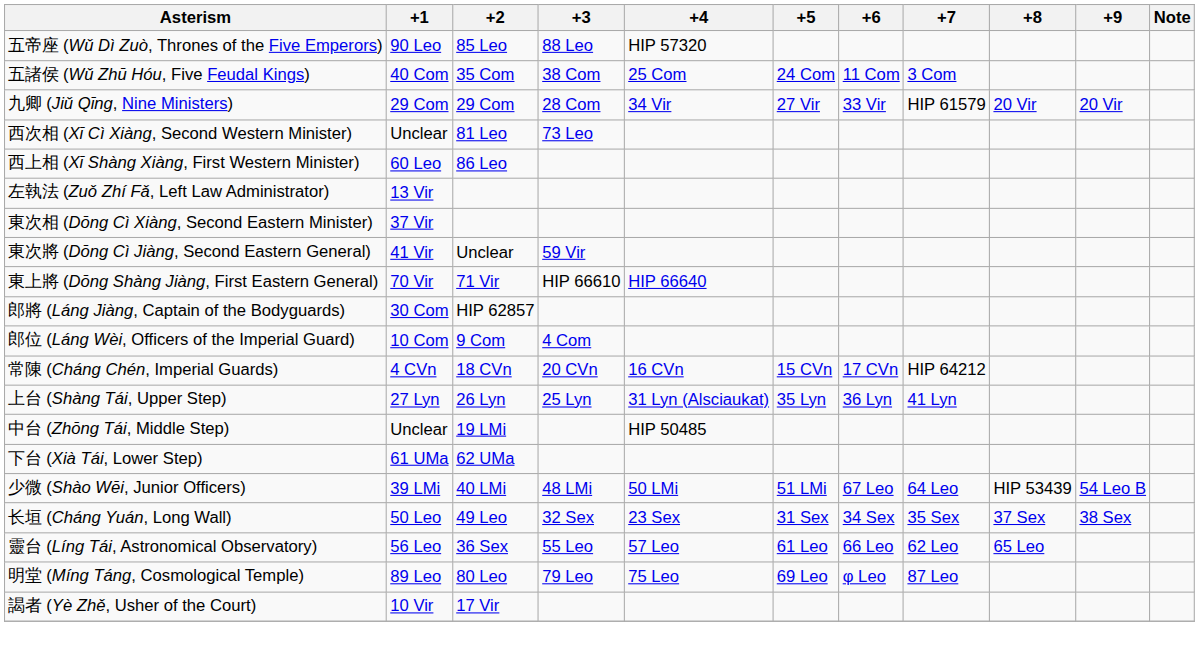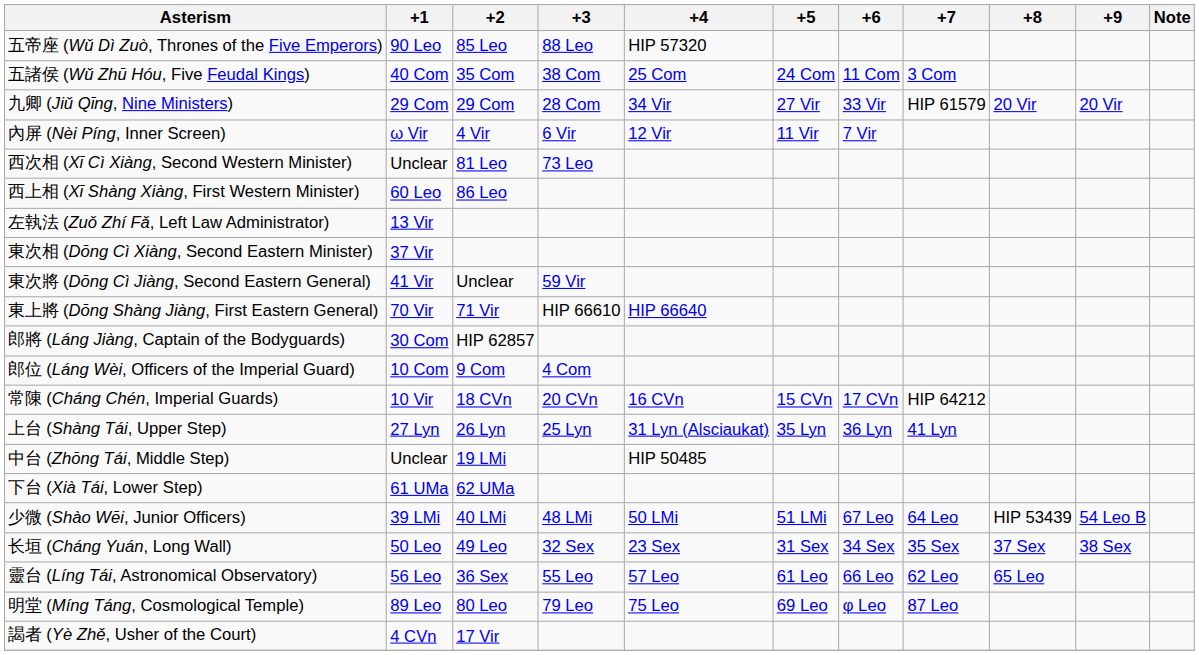+ row: (117, 133)
(413, 370) 4 CVn -> (412, 399) 10 Vir
(412, 606) 10 Vir -> (413, 635) 4 CVn
